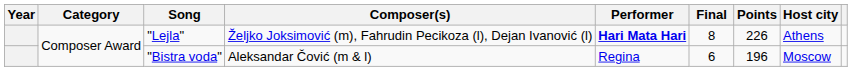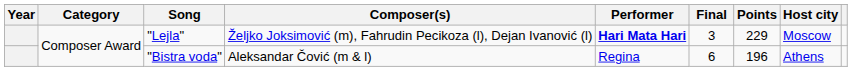(712, 36) 8 -> (712, 36) 3
(757, 36) 226 -> (757, 36) 229
(803, 36) Athens -> (807, 36) Moscow
(807, 56) Moscow -> (803, 56) Athens
